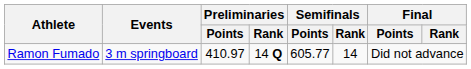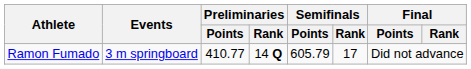(225, 54) 410.97 -> (225, 54) 410.77
(310, 54) 605.77 -> (310, 54) 605.79
(350, 54) 14 -> (350, 54) 17
